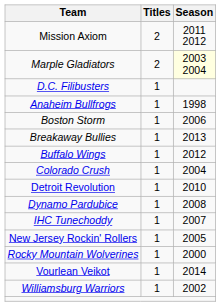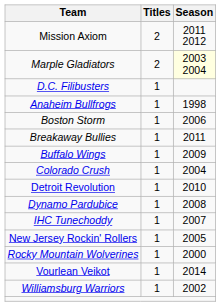(194, 137) 2013 -> (194, 137) 2011
(194, 154) 2012 -> (194, 154) 2009
